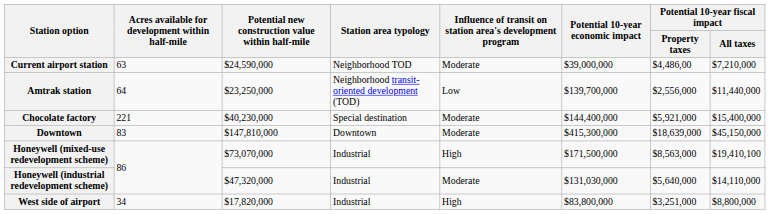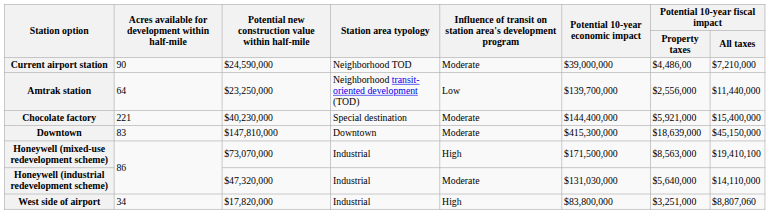(121, 65) 63 -> (121, 65) 90
(734, 201) $8,800,000 -> (734, 201) $8,807,060
